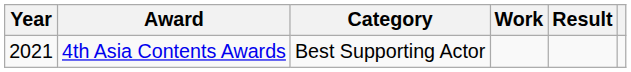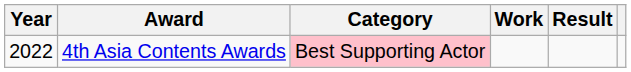(31, 51) 2021 -> (31, 51) 2022
(390, 51) no background -> (390, 51) pink background
